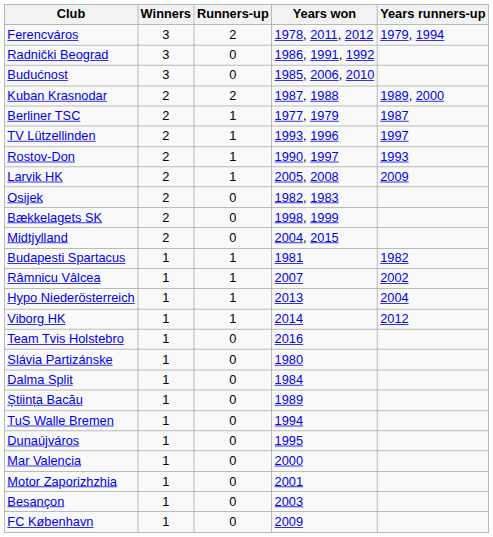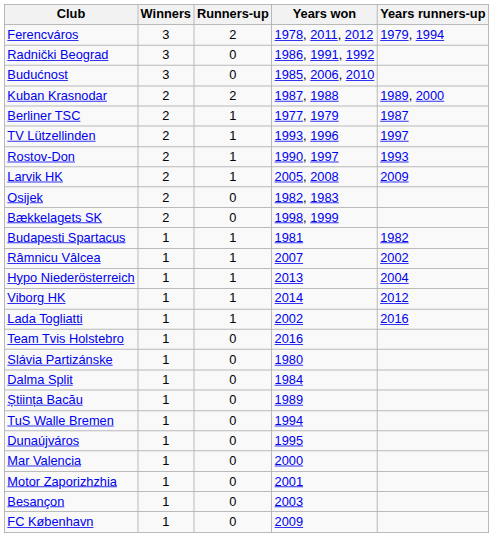- row: (38, 237)
+ row: (45, 319)
